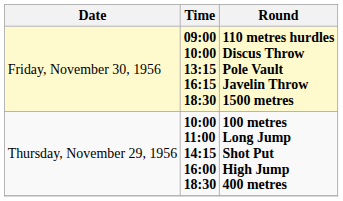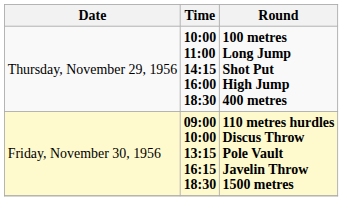rows swapped: (92, 153) <-> (84, 68)
